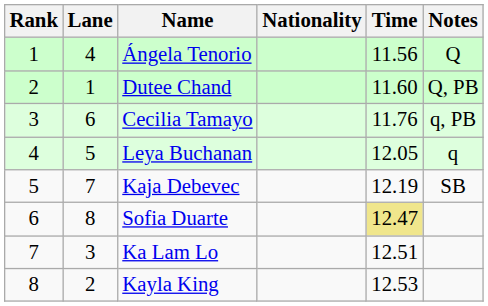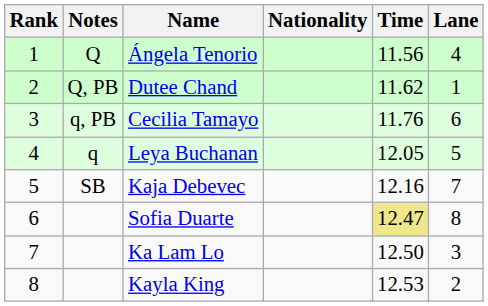columns swapped: (90, 20) <-> (453, 20)
(395, 86) 11.60 -> (400, 86) 11.62
(395, 185) 12.19 -> (400, 185) 12.16
(395, 251) 12.51 -> (400, 251) 12.50
